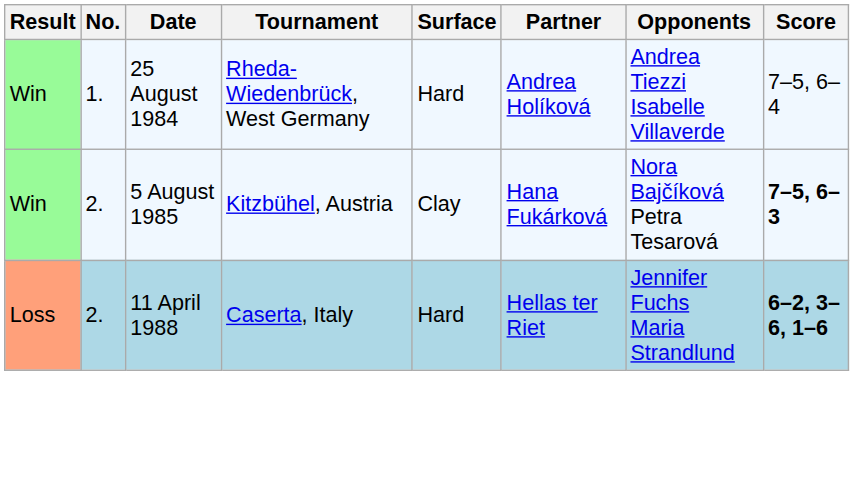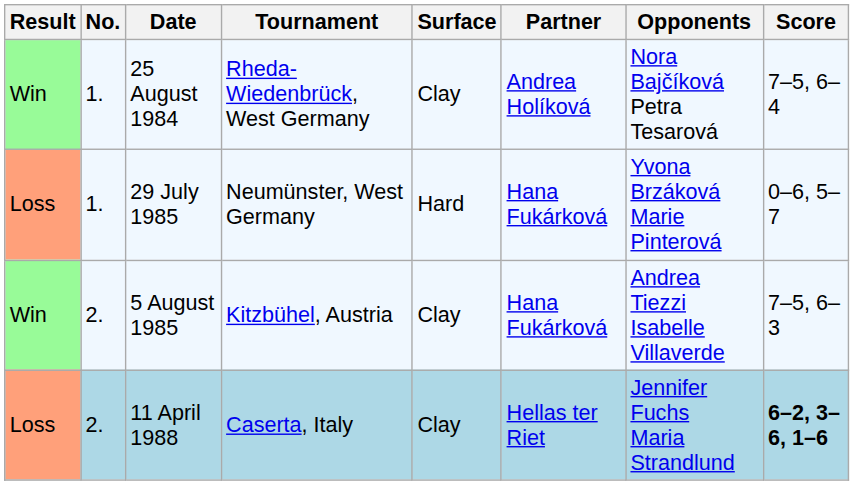(441, 94) Hard -> (439, 94) Clay
(678, 94) Andrea Tiezzi Isabelle Villaverde -> (677, 94) Nora Bajčíková Petra Tesarová
+ row: (165, 204)
(677, 204) Nora Bajčíková Petra Tesarová -> (678, 314) Andrea Tiezzi Isabelle Villaverde
(804, 204) bold -> (804, 314) normal
(441, 314) Hard -> (439, 424) Clay
